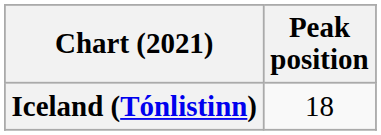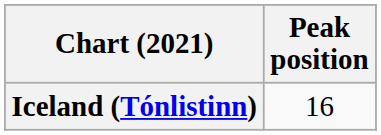(319, 105) 18 -> (319, 105) 16
